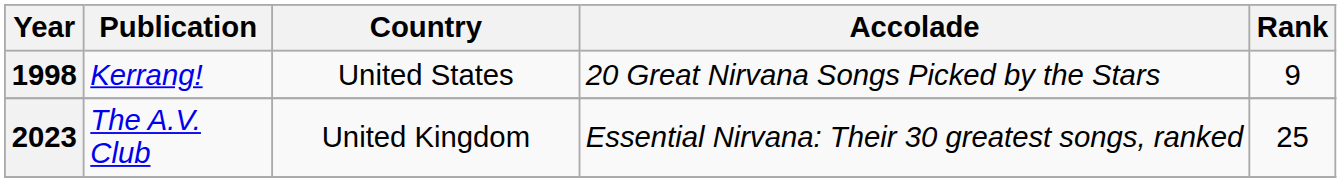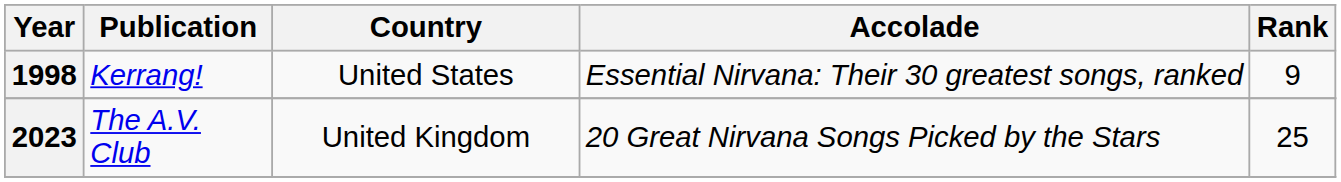(873, 74) 20 Great Nirvana Songs Picked by the Stars -> (915, 74) Essential Nirvana: Their 30 greatest songs, ranked
(915, 137) Essential Nirvana: Their 30 greatest songs, ranked -> (873, 137) 20 Great Nirvana Songs Picked by the Stars
